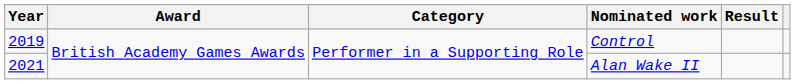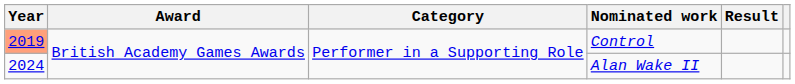(26, 41) no background -> (26, 41) lightsalmon background
(26, 66) 2021 -> (26, 66) 2024
